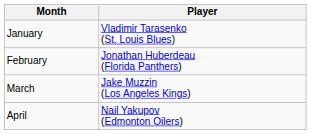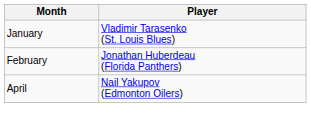- row: (21, 88)
